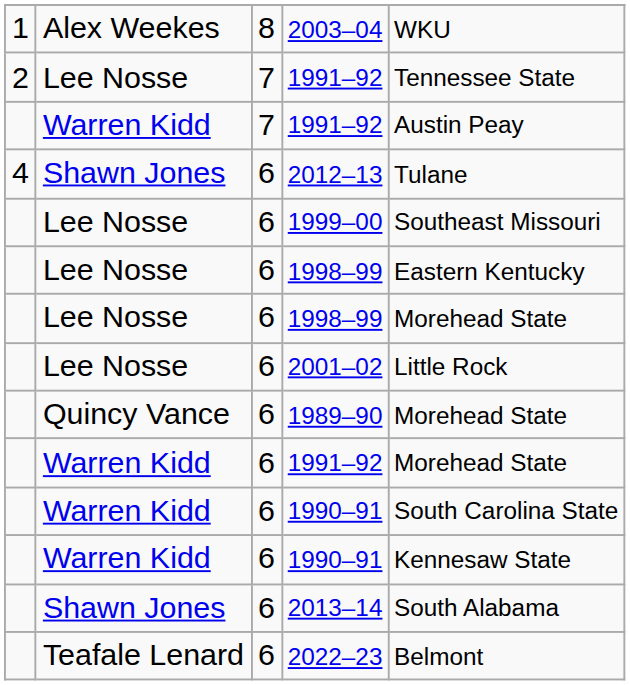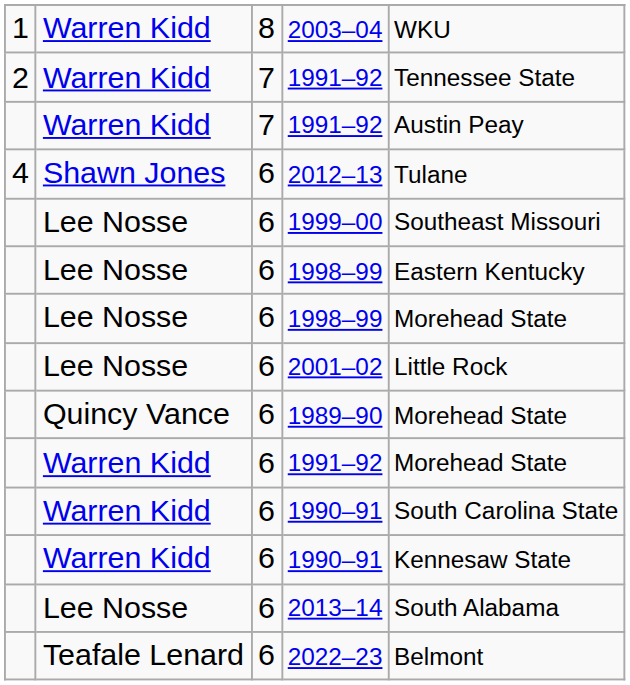(131, 28) Alex Weekes -> (127, 28) Warren Kidd
(116, 76) Lee Nosse -> (127, 76) Warren Kidd
(134, 607) Shawn Jones -> (116, 607) Lee Nosse
